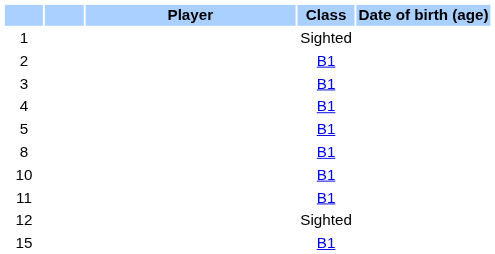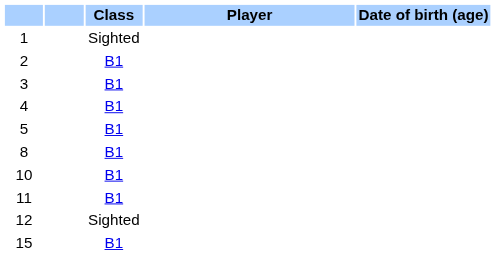columns swapped: (190, 15) <-> (326, 15)
